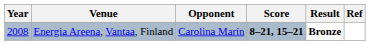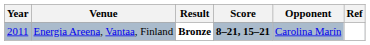columns swapped: (211, 13) <-> (325, 13)
(18, 31) 2008 -> (18, 31) 2011
